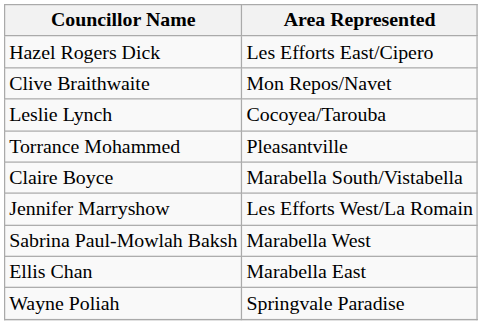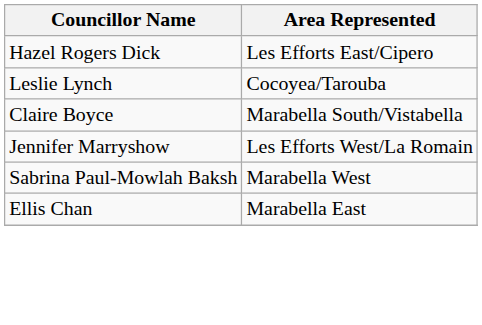- row: (79, 83)
- row: (95, 146)
- row: (64, 303)
